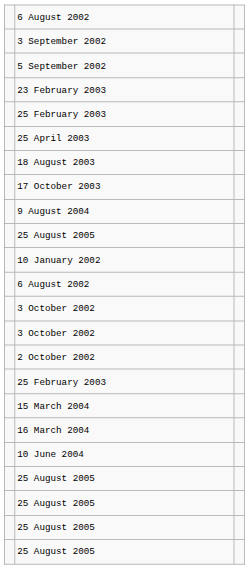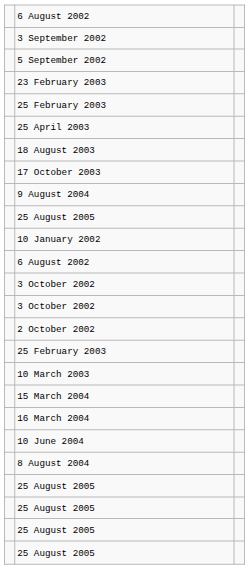+ row: (10, 374)
+ row: (10, 463)
